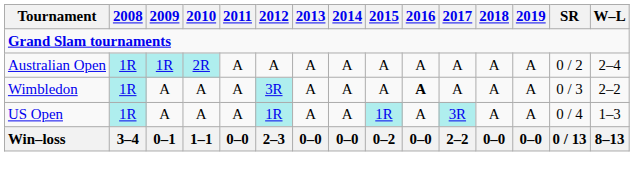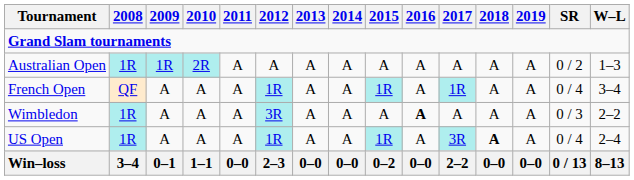(610, 65) 2–4 -> (610, 65) 1–3
+ row: (47, 90)
(494, 114) normal -> (494, 138) bold
(610, 114) 1–3 -> (610, 138) 2–4
